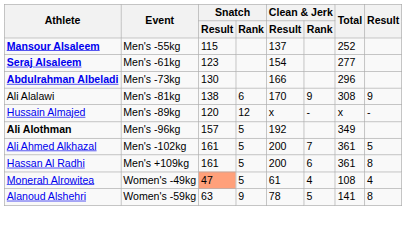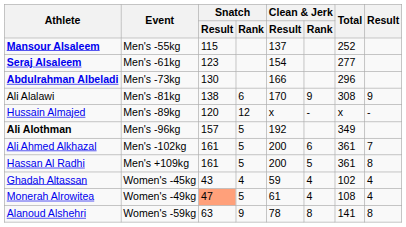(309, 146) 7 -> (309, 146) 6
(370, 146) 5 -> (370, 146) 7
(309, 163) 6 -> (309, 163) 5
+ row: (47, 180)
(309, 197) 5 -> (309, 213) 8
